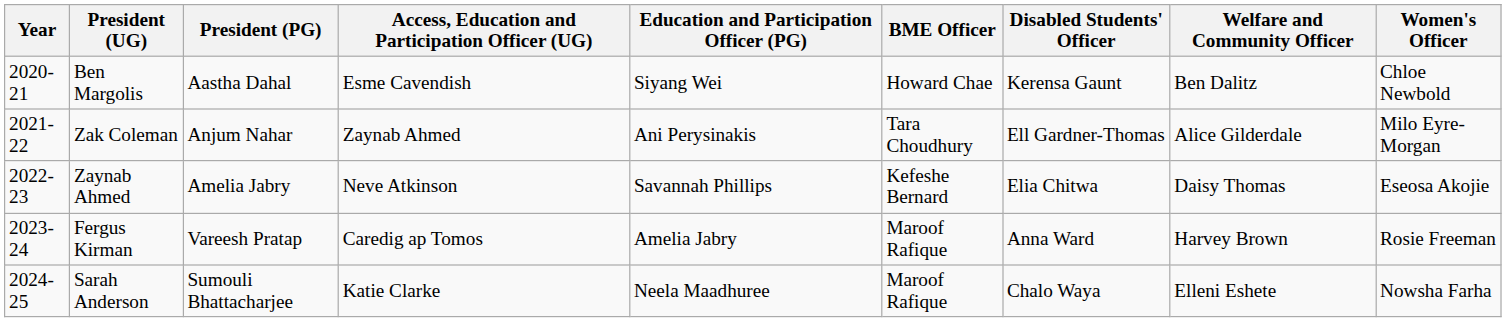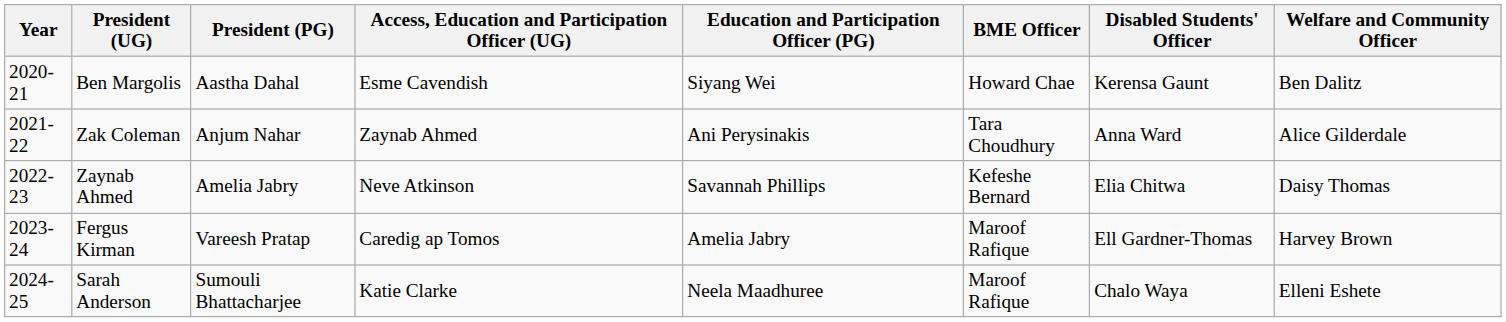- column: (1438, 30)
(1086, 134) Ell Gardner-Thomas -> (1138, 134) Anna Ward
(1050, 238) Anna Ward -> (1173, 238) Ell Gardner-Thomas
